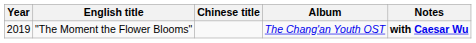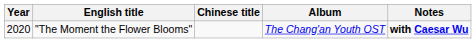(19, 29) 2019 -> (19, 29) 2020
